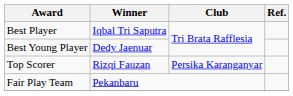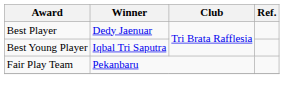(129, 30) Iqbal Tri Saputra -> (122, 30) Dedy Jaenuar
(122, 47) Dedy Jaenuar -> (129, 47) Iqbal Tri Saputra
- row: (31, 64)
